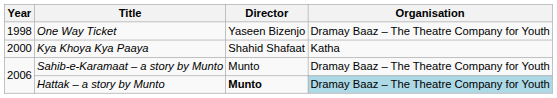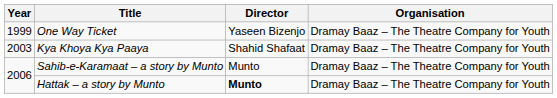(19, 31) 1998 -> (19, 31) 1999
(19, 48) 2000 -> (19, 48) 2003
(325, 48) Katha -> (430, 48) Dramay Baaz – The Theatre Company for Youth
(430, 84) lightblue background -> (430, 84) no background
